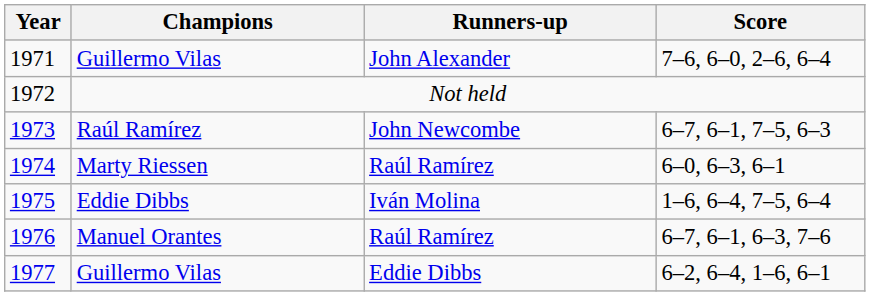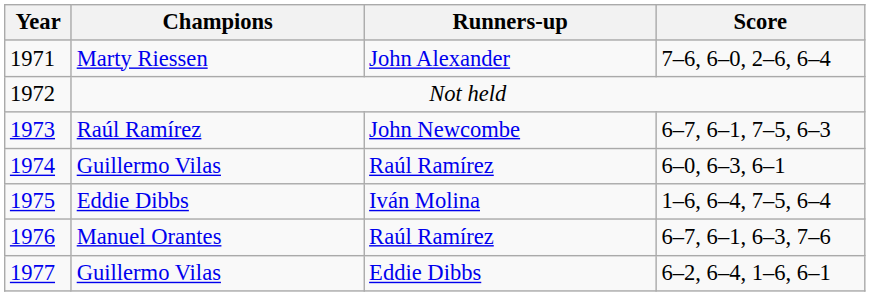(149, 58) Guillermo Vilas -> (142, 58) Marty Riessen
(142, 165) Marty Riessen -> (149, 165) Guillermo Vilas
